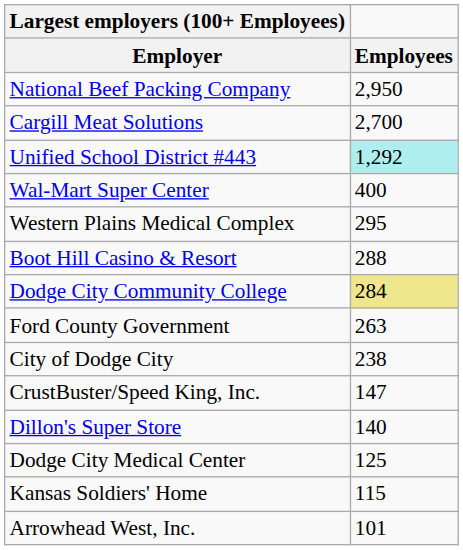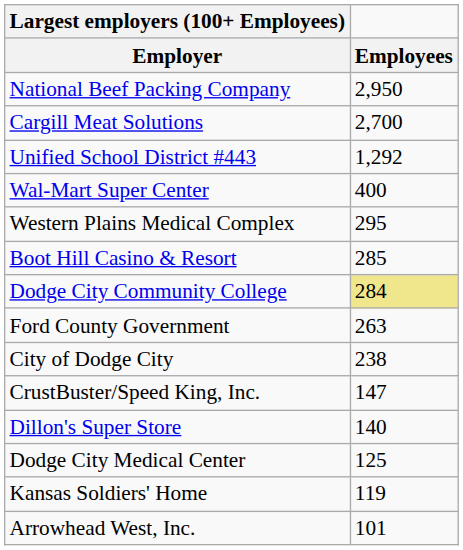(379, 156) paleturquoise background -> (379, 156) no background
(371, 257) 288 -> (371, 257) 285
(370, 493) 115 -> (370, 493) 119
